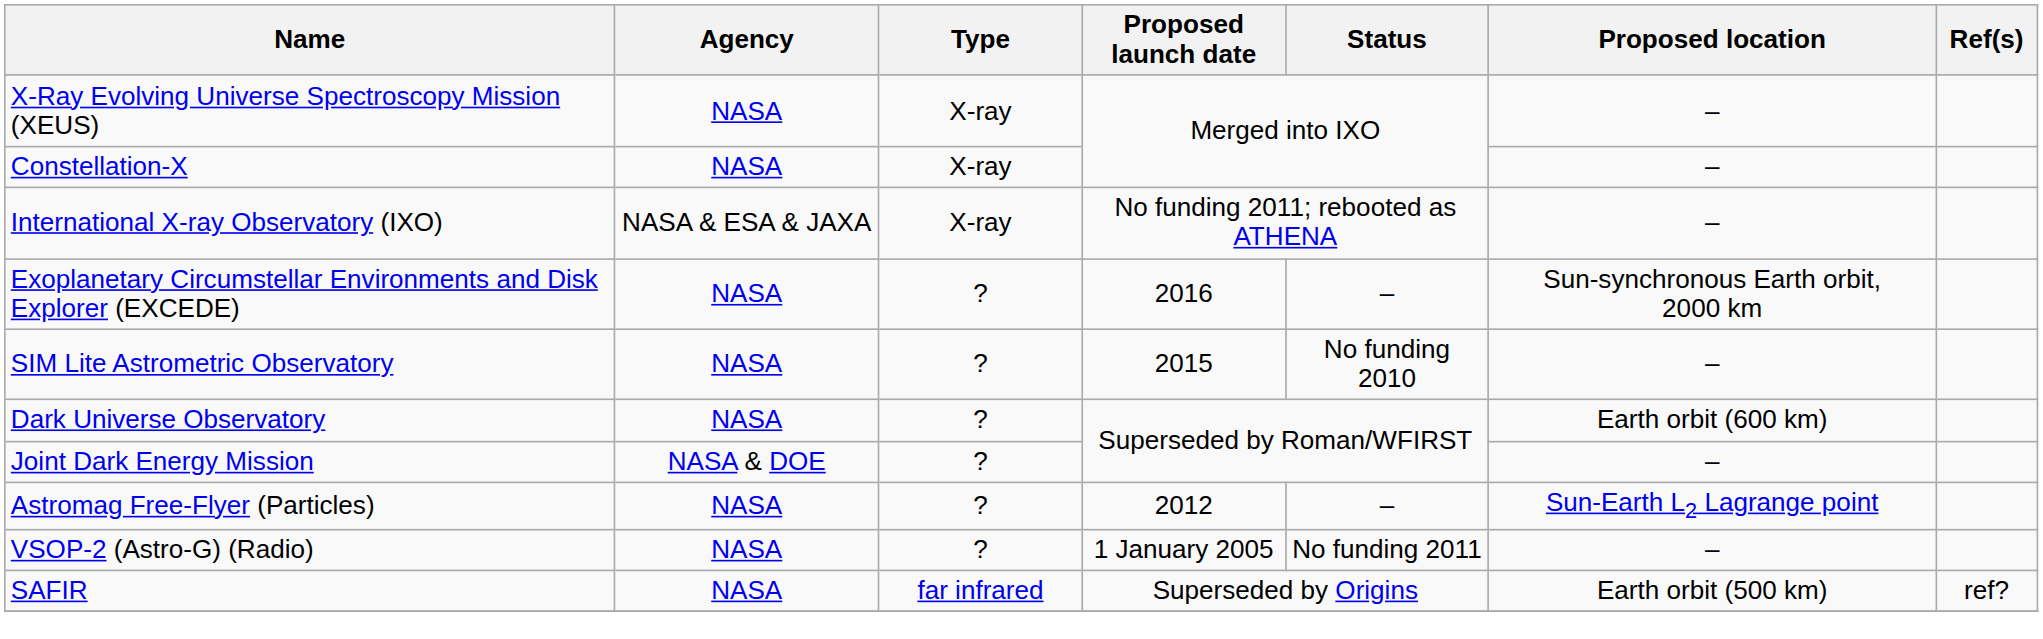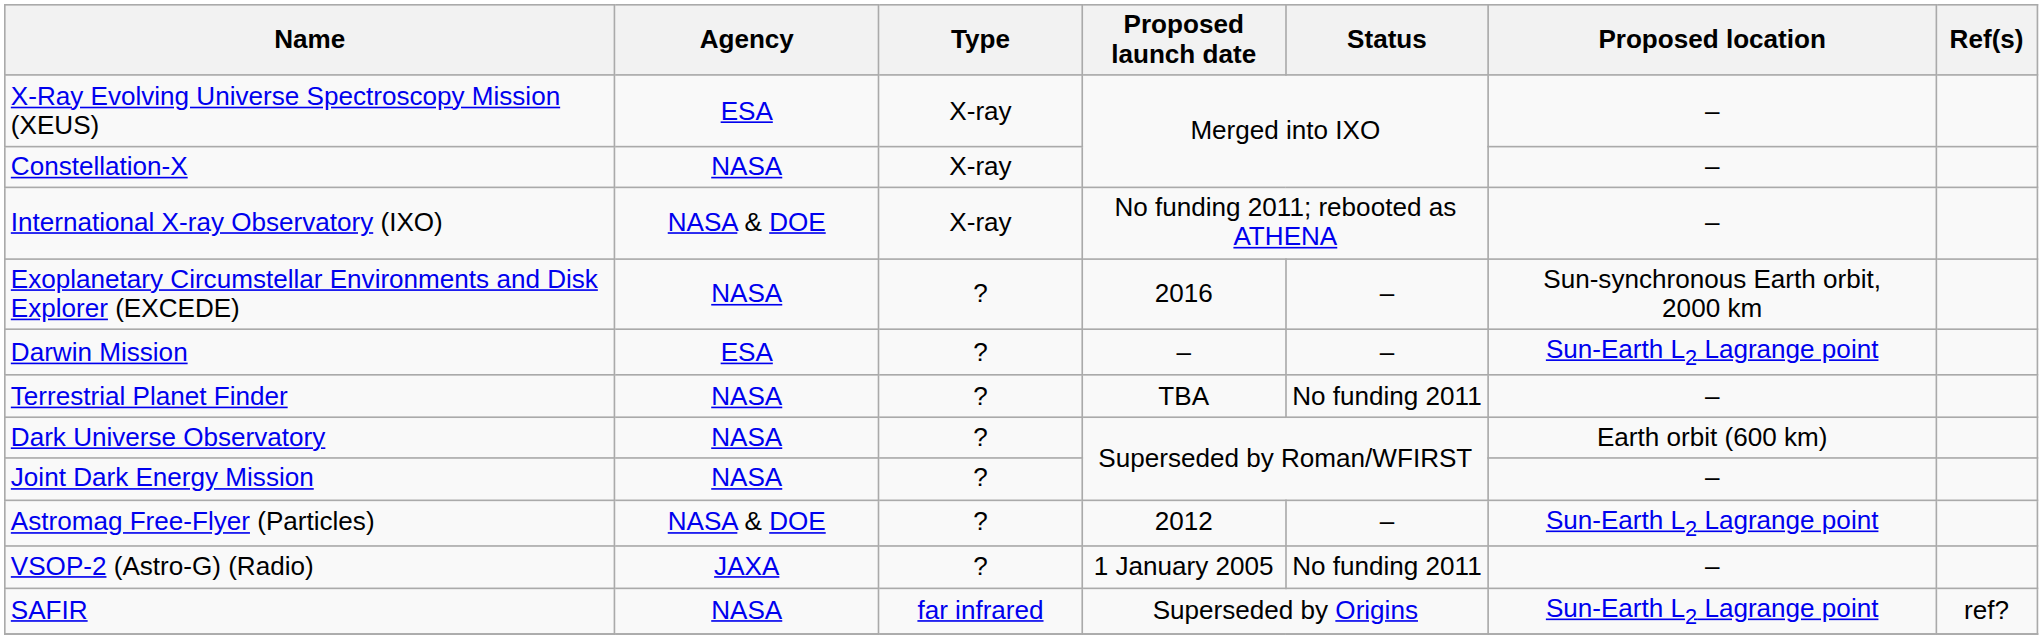(747, 110) NASA -> (747, 110) ESA
(747, 222) NASA & ESA & JAXA -> (747, 222) NASA & DOE
- row: (202, 364)
+ row: (99, 351)
+ row: (149, 395)
(747, 461) NASA & DOE -> (747, 478) NASA
(747, 505) NASA -> (747, 522) NASA & DOE
(747, 549) NASA -> (747, 566) JAXA
(1712, 590) Earth orbit (500 km) -> (1712, 611) Sun-Earth L2 Lagrange point
